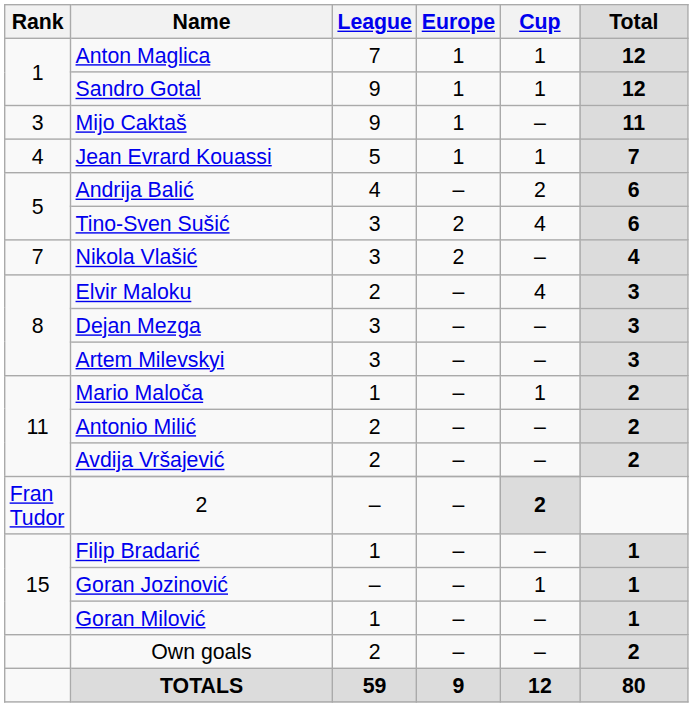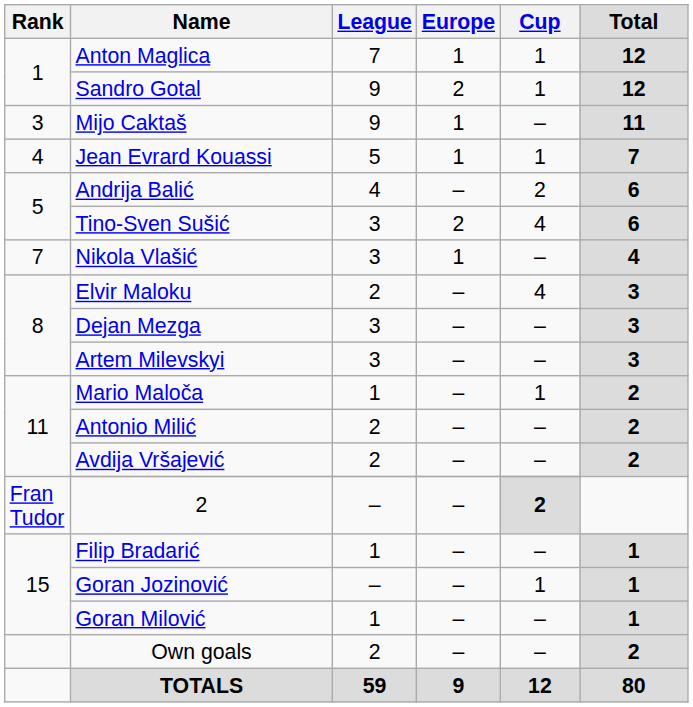(458, 89) 1 -> (458, 89) 2
(458, 258) 2 -> (458, 258) 1
